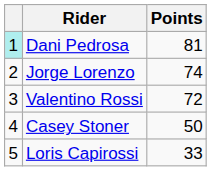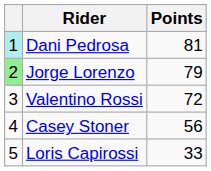(13, 72) no background -> (13, 72) lightgreen background
(193, 72) 74 -> (193, 72) 79
(193, 126) 50 -> (193, 126) 56
